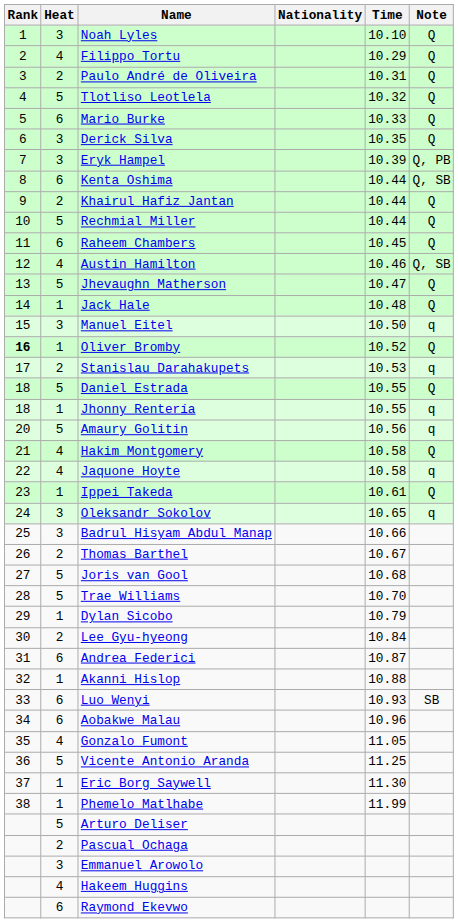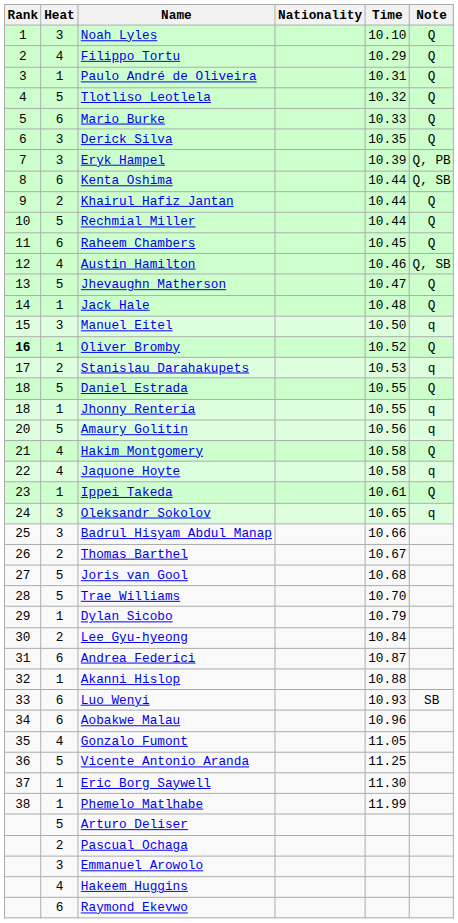(59, 77) 2 -> (59, 77) 1
